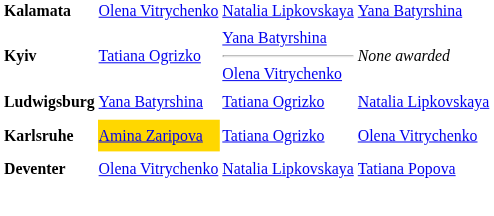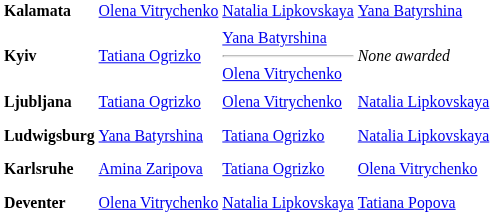+ row: (38, 101)
(151, 135) gold background -> (151, 169) no background
